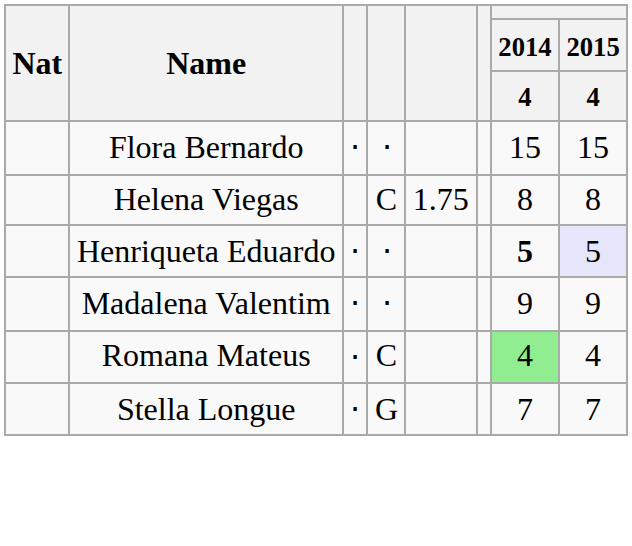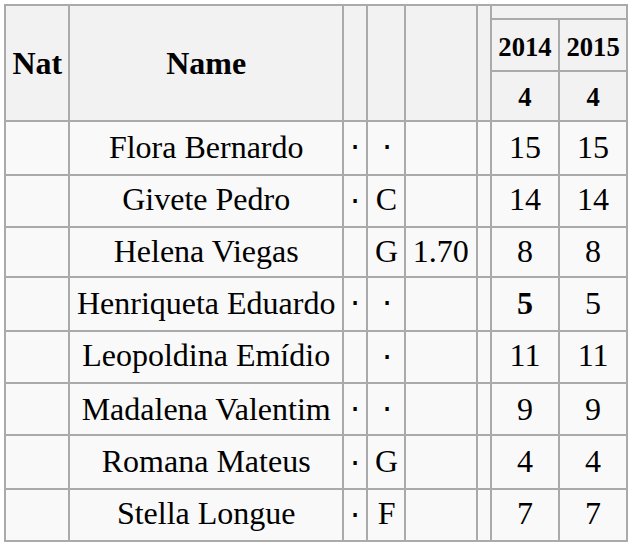+ row: (206, 199)
(387, 198) C -> (387, 251) G
(441, 198) 1.75 -> (441, 251) 1.70
(593, 250) lavender background -> (593, 303) no background
+ row: (206, 356)
(387, 356) C -> (387, 461) G
(525, 356) lightgreen background -> (525, 461) no background
(387, 408) G -> (387, 514) F
